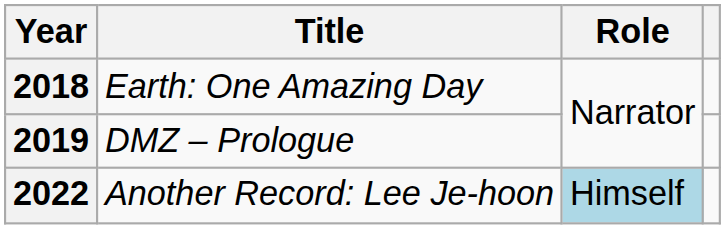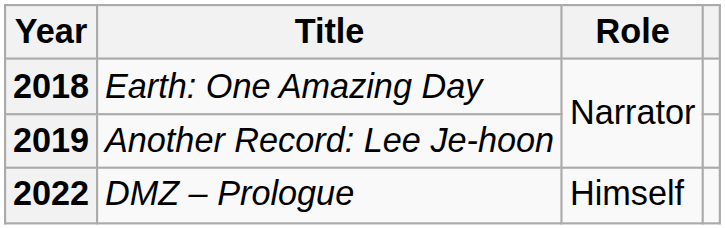(230, 140) DMZ – Prologue -> (330, 140) Another Record: Lee Je-hoon
(330, 194) Another Record: Lee Je-hoon -> (230, 194) DMZ – Prologue
(627, 194) lightblue background -> (627, 194) no background
